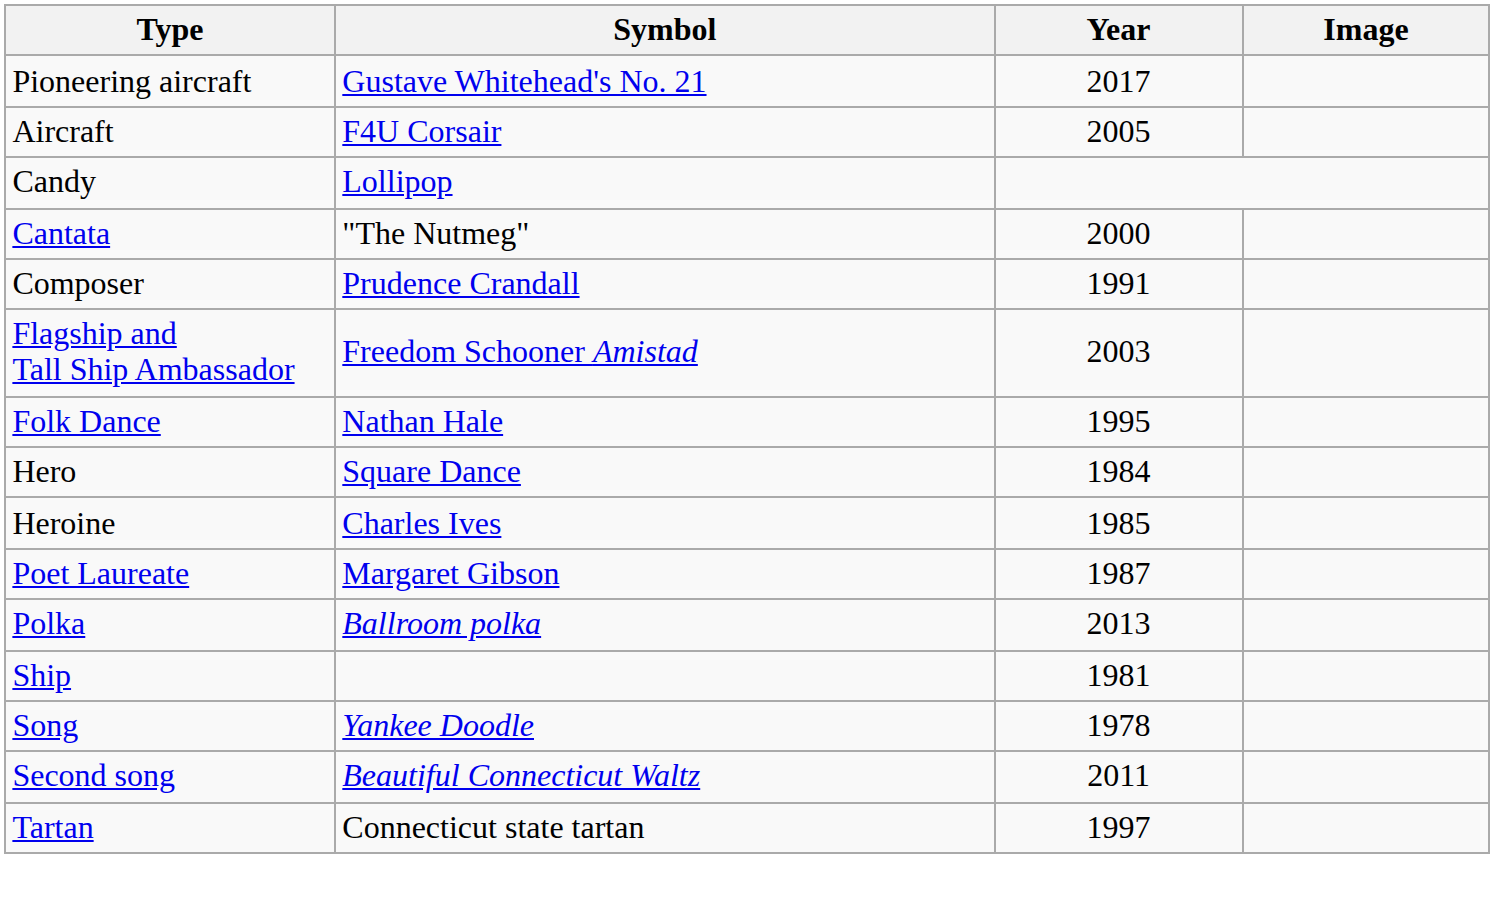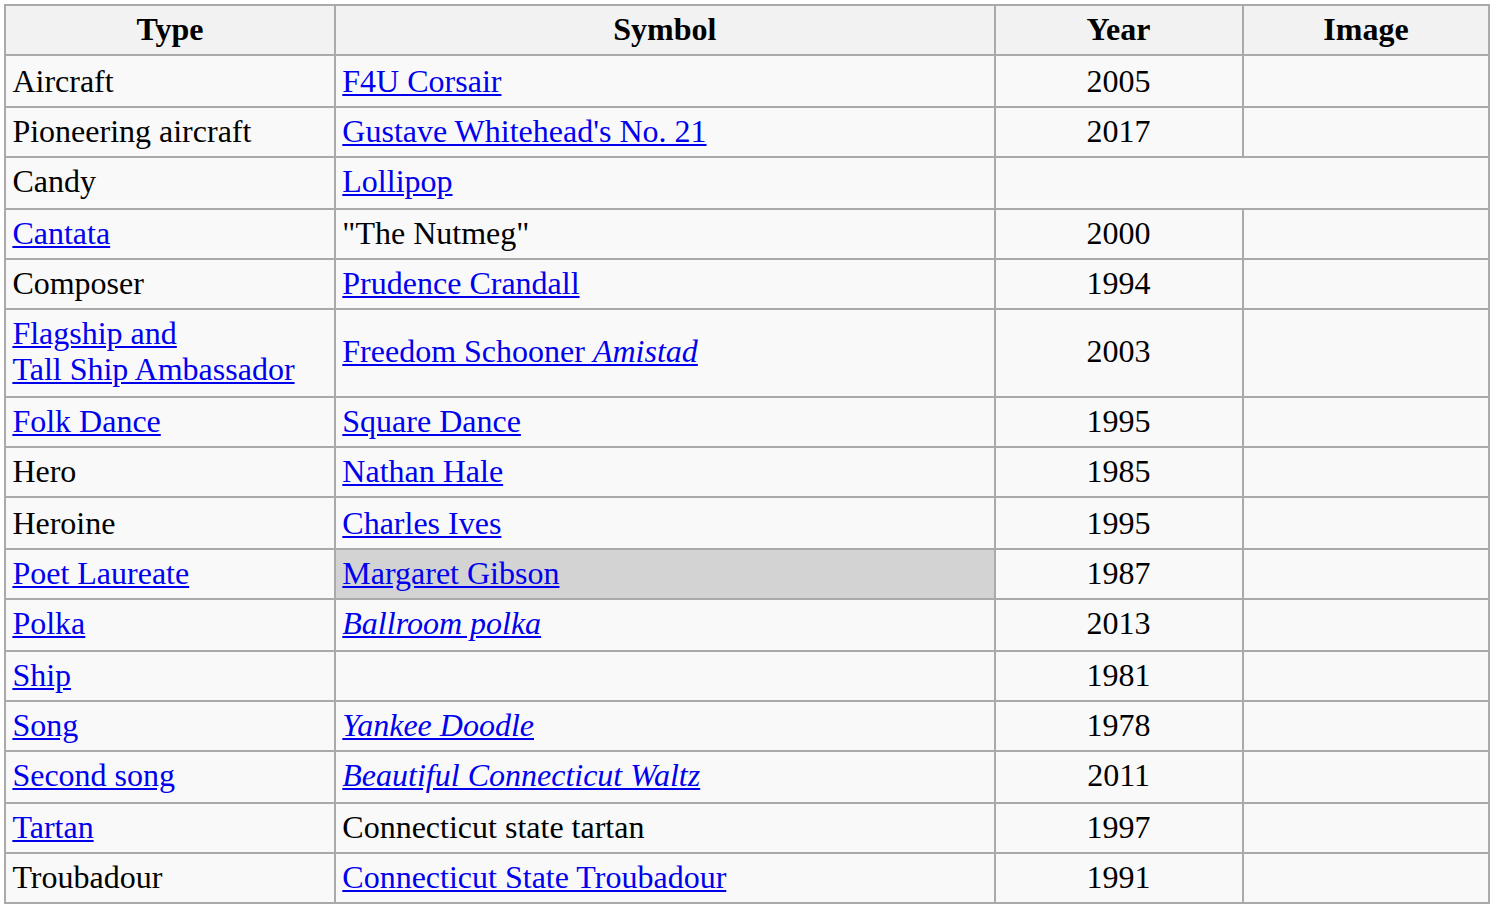rows swapped: (63, 131) <-> (132, 80)
(1119, 283) 1991 -> (1119, 283) 1994
(423, 421) Nathan Hale -> (432, 421) Square Dance
(432, 471) Square Dance -> (423, 471) Nathan Hale
(1119, 471) 1984 -> (1119, 471) 1985
(1119, 522) 1985 -> (1119, 522) 1995
(451, 573) no background -> (451, 573) lightgrey background
+ row: (87, 877)
